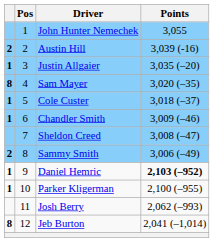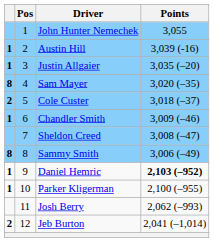(9, 48) 2 -> (9, 48) 1
(9, 101) 1 -> (9, 101) 2
(9, 153) 2 -> (9, 153) 8
(9, 223) 8 -> (9, 223) 2
